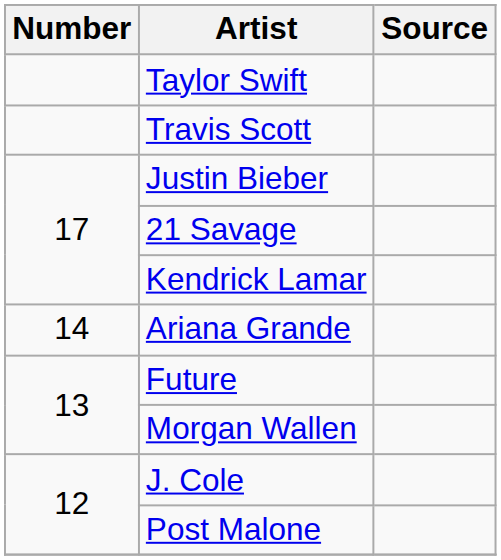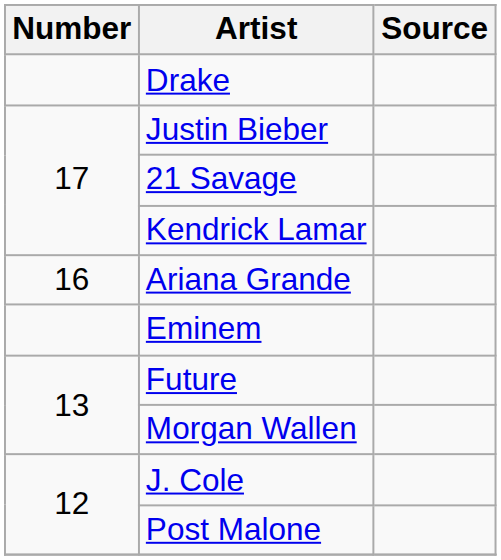+ row: (188, 79)
- row: (226, 79)
- row: (228, 129)
(72, 329) 14 -> (72, 279) 16
+ row: (204, 329)
